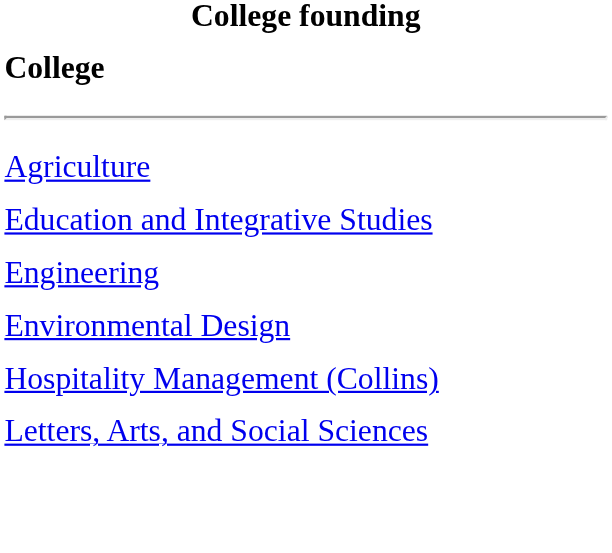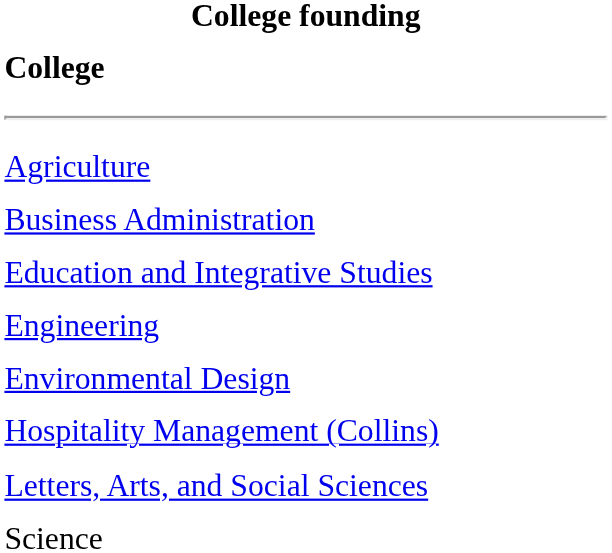+ row: (160, 219)
+ row: (54, 538)
